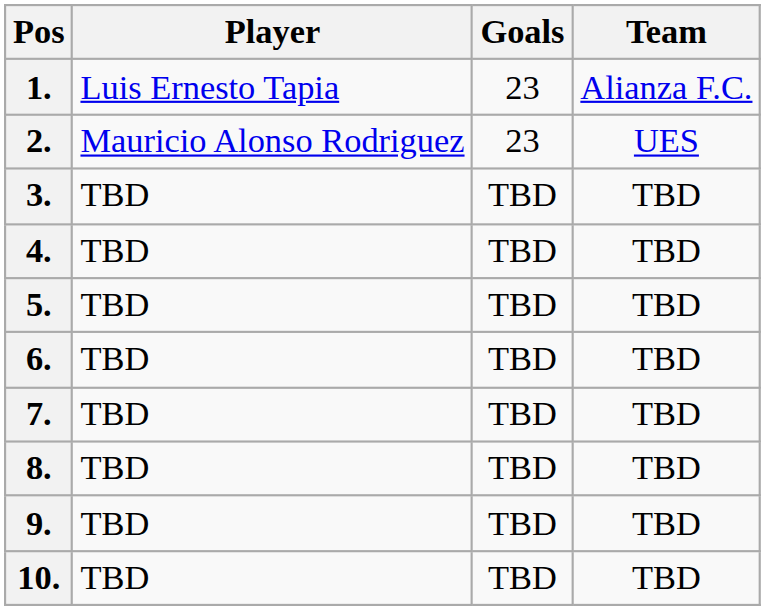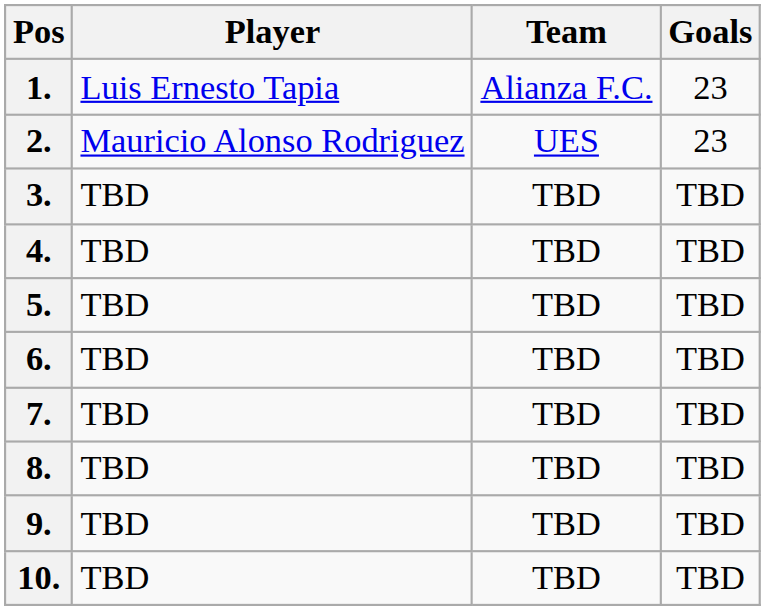columns swapped: (666, 31) <-> (522, 31)
